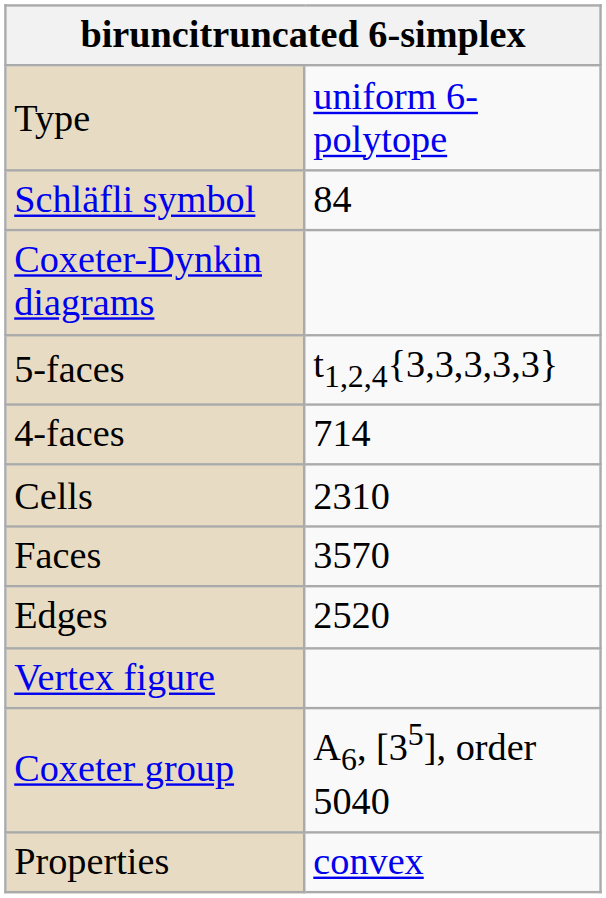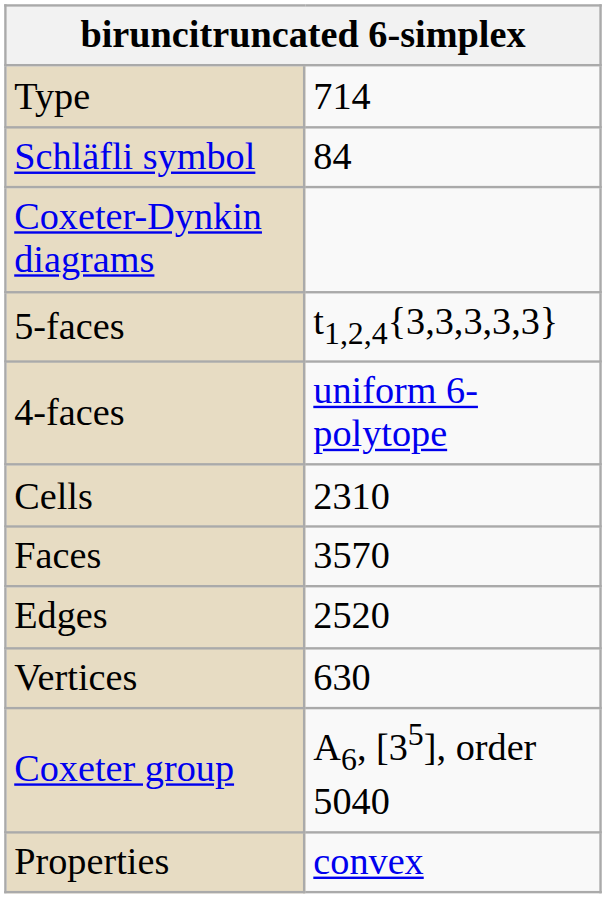(396, 117) uniform 6-polytope -> (342, 95) 714
(342, 434) 714 -> (396, 412) uniform 6-polytope
+ row: (76, 676)
- row: (115, 676)
